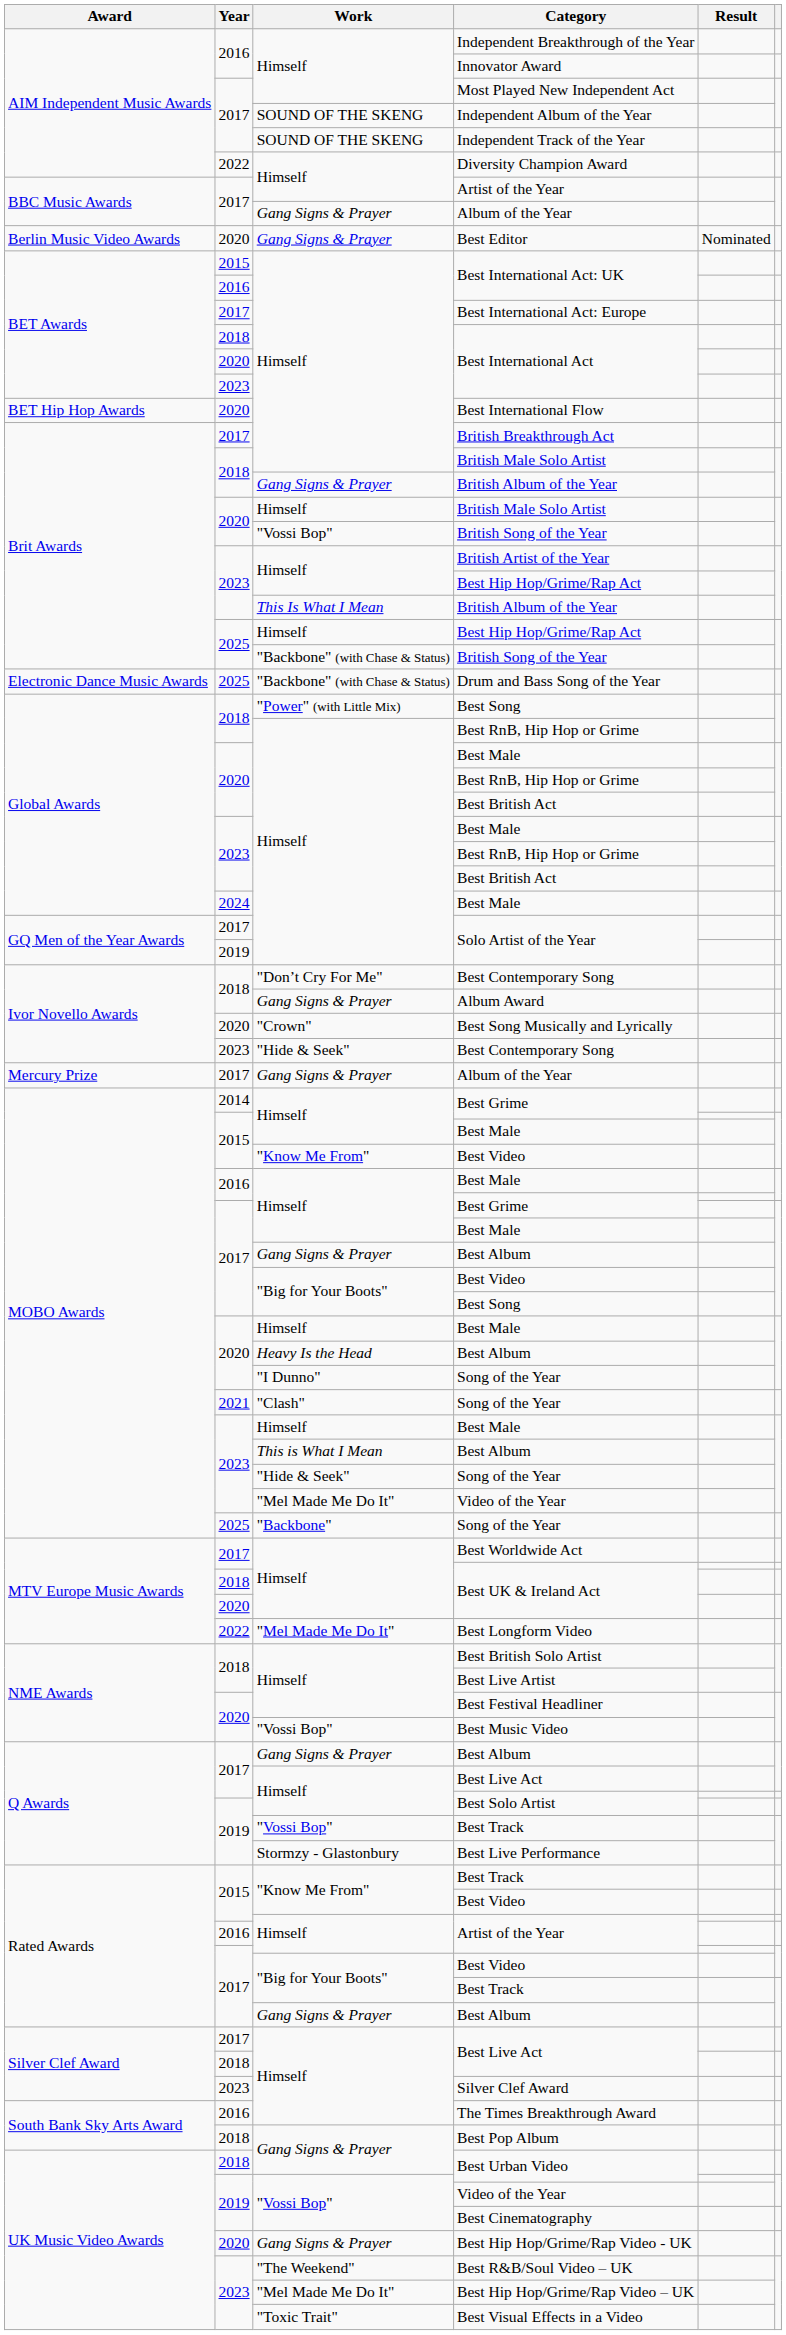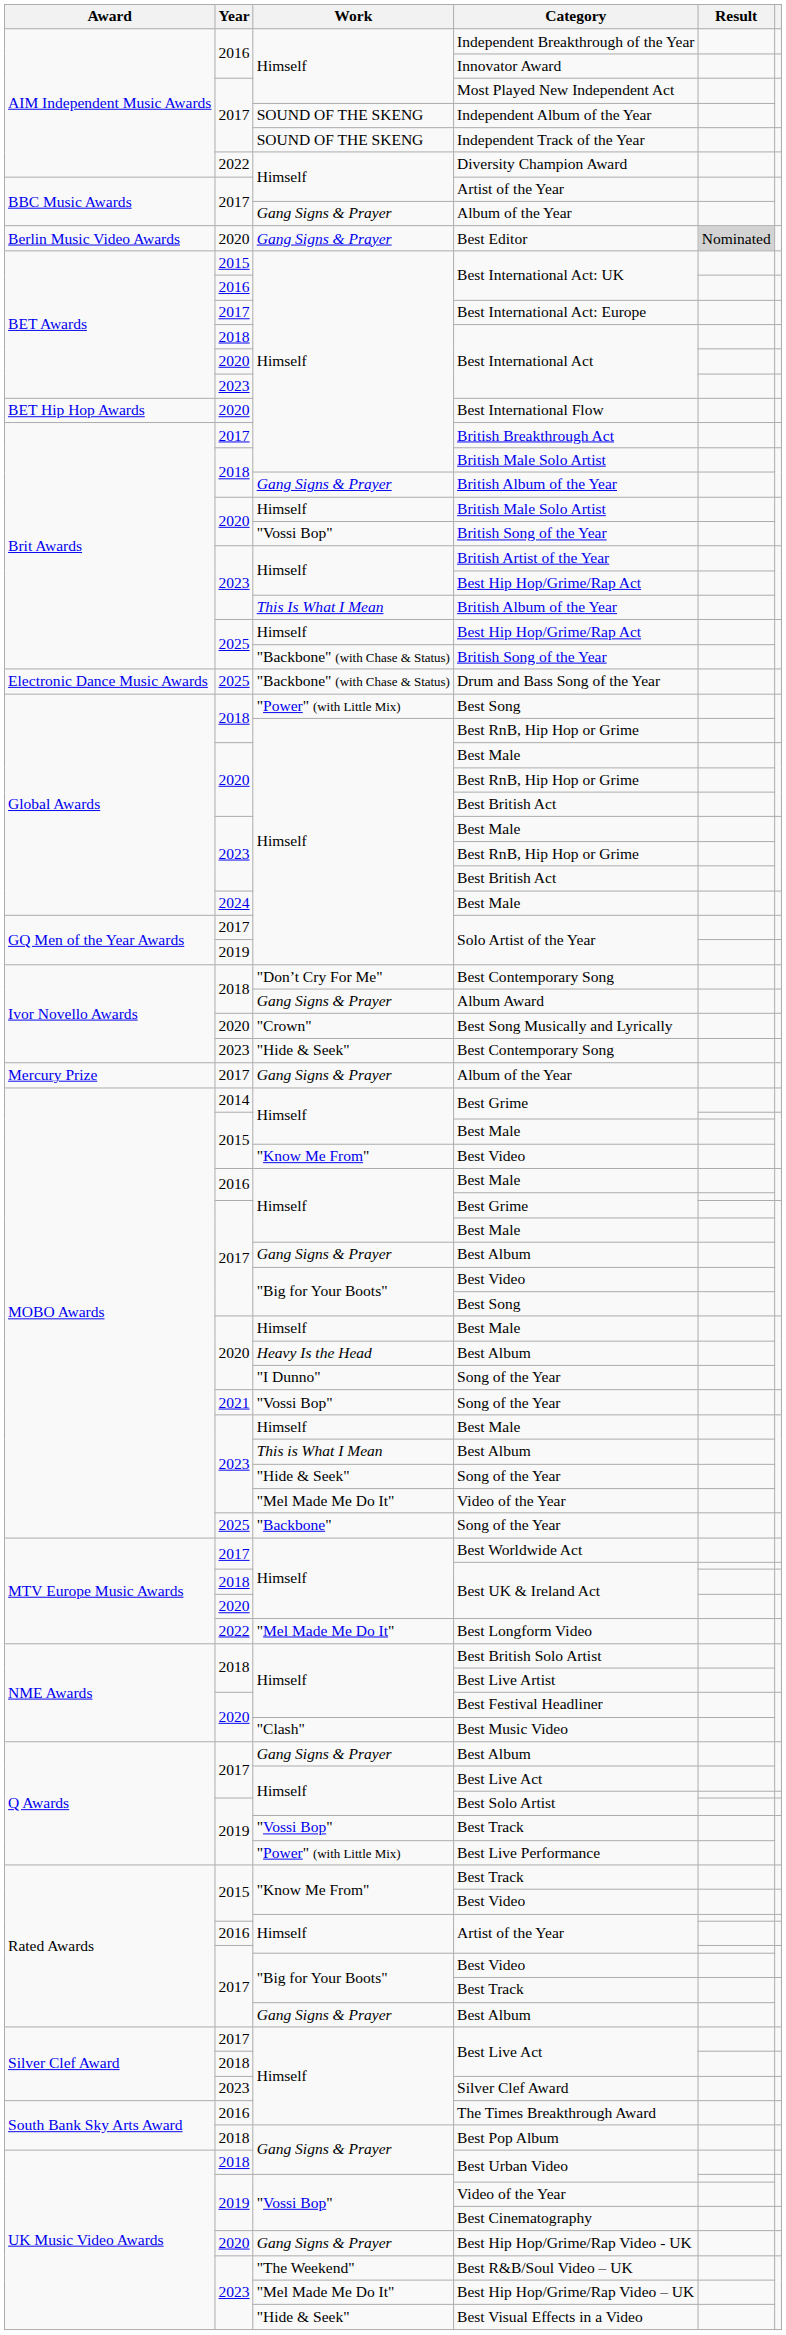(736, 238) no background -> (736, 238) lightgrey background
(281, 1402) "Clash" -> (295, 1402) "Vossi Bop"
(295, 1729) "Vossi Bop" -> (281, 1729) "Clash"
(328, 1852) Stormzy - Glastonbury -> (329, 1852) "Power" (with Little Mix)
(297, 2317) "Toxic Trait" -> (303, 2317) "Hide & Seek"
